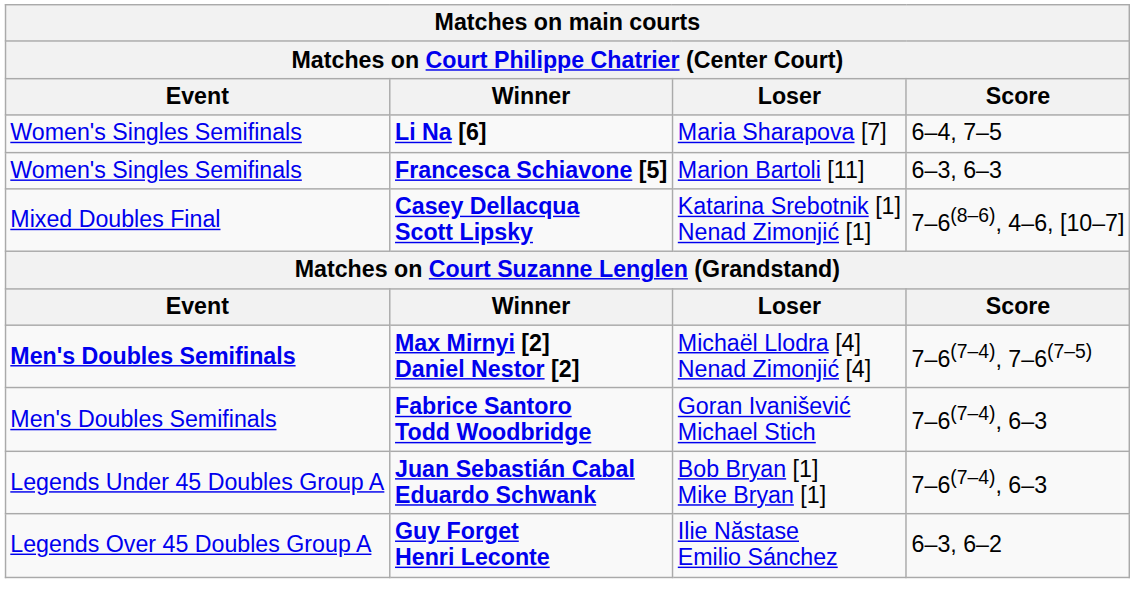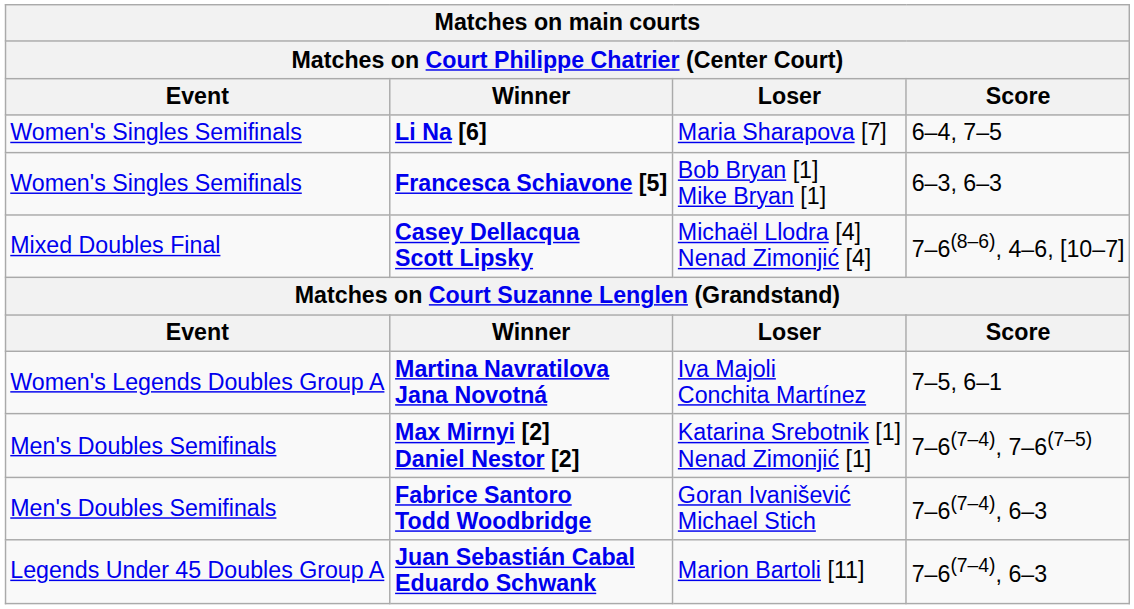(771, 170) Marion Bartoli [11] -> (752, 183) Bob Bryan [1] Mike Bryan [1]
(789, 219) Katarina Srebotnik [1] Nenad Zimonjić [1] -> (775, 246) Michaël Llodra [4] Nenad Zimonjić [4]
+ row: (502, 382)
(153, 356) bold -> (143, 445) normal
(775, 356) Michaël Llodra [4] Nenad Zimonjić [4] -> (789, 445) Katarina Srebotnik [1] Nenad Zimonjić [1]
(752, 482) Bob Bryan [1] Mike Bryan [1] -> (771, 571) Marion Bartoli [11]
- row: (472, 545)
